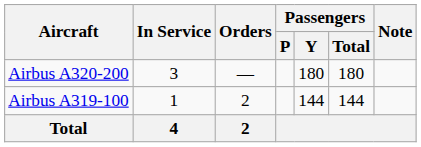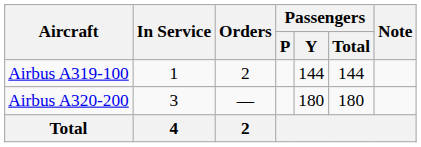rows swapped: (68, 100) <-> (68, 73)
